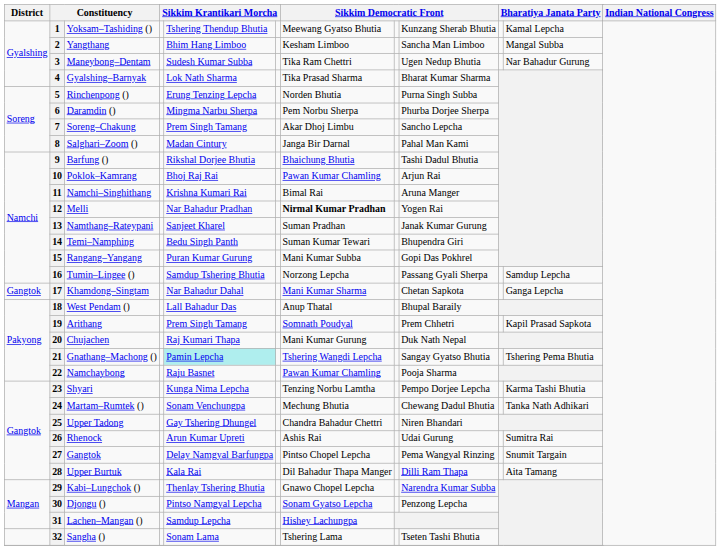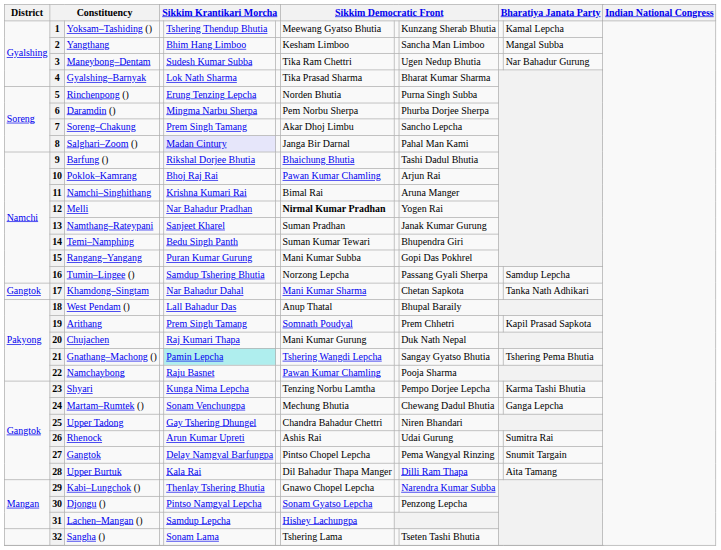(196, 144) no background -> (196, 144) lavender background
(534, 291) Ganga Lepcha -> (547, 291) Tanka Nath Adhikari
(547, 406) Tanka Nath Adhikari -> (534, 406) Ganga Lepcha
